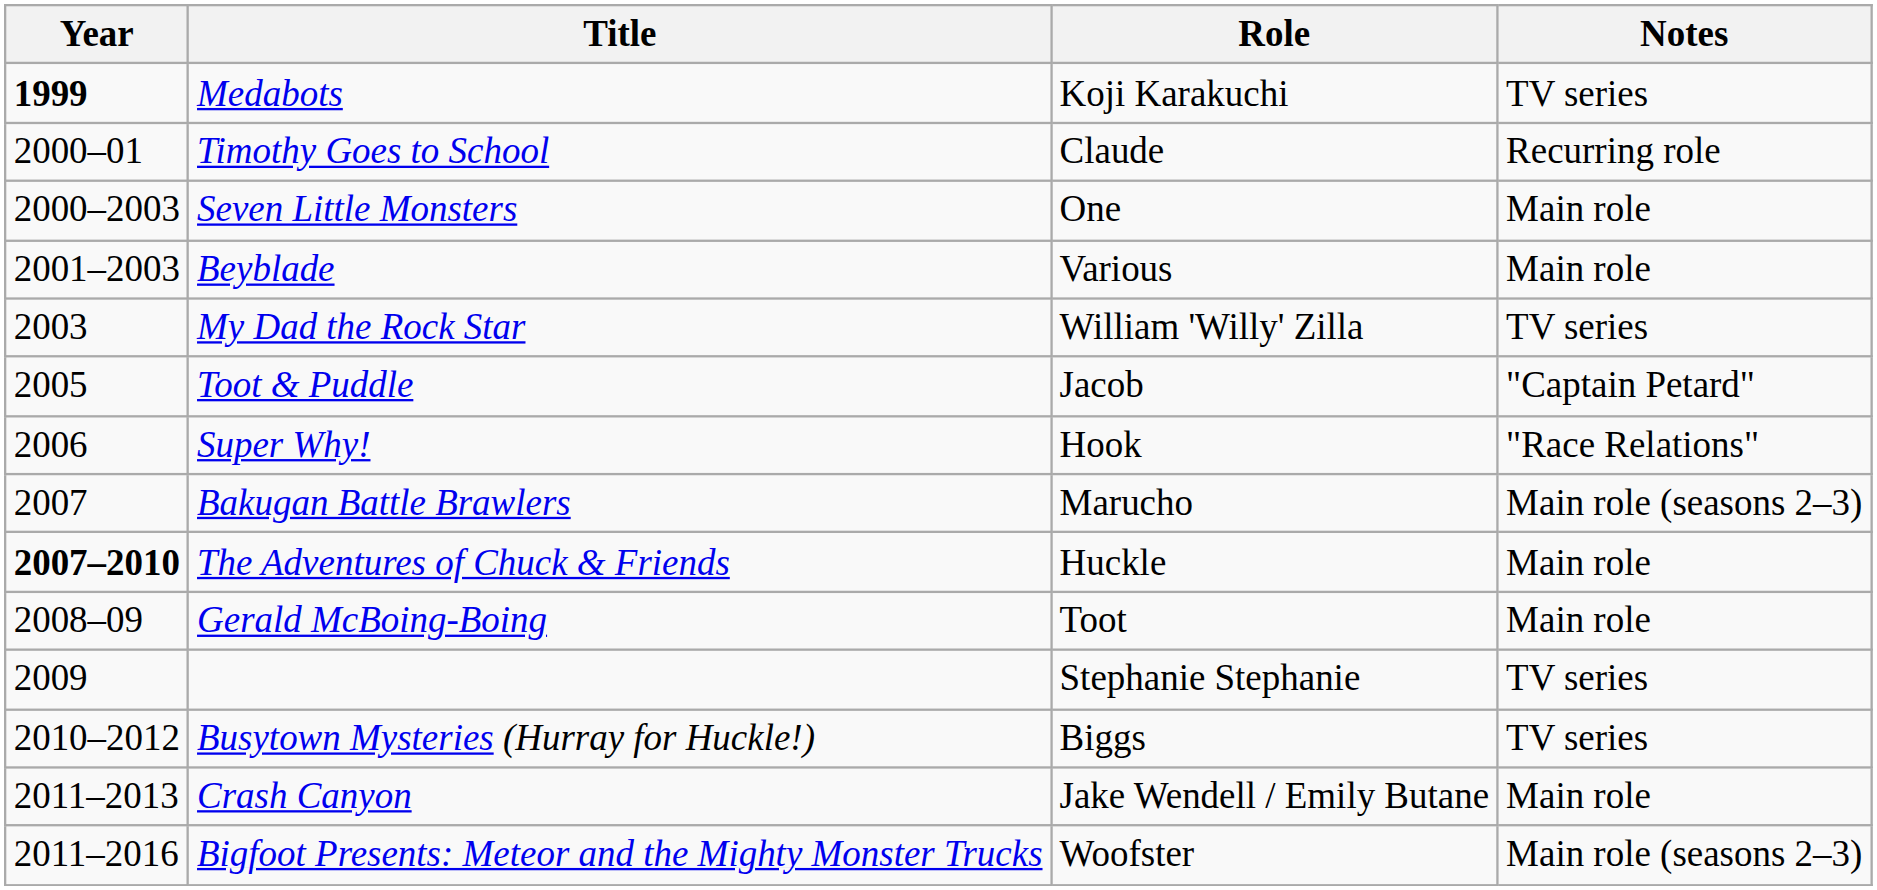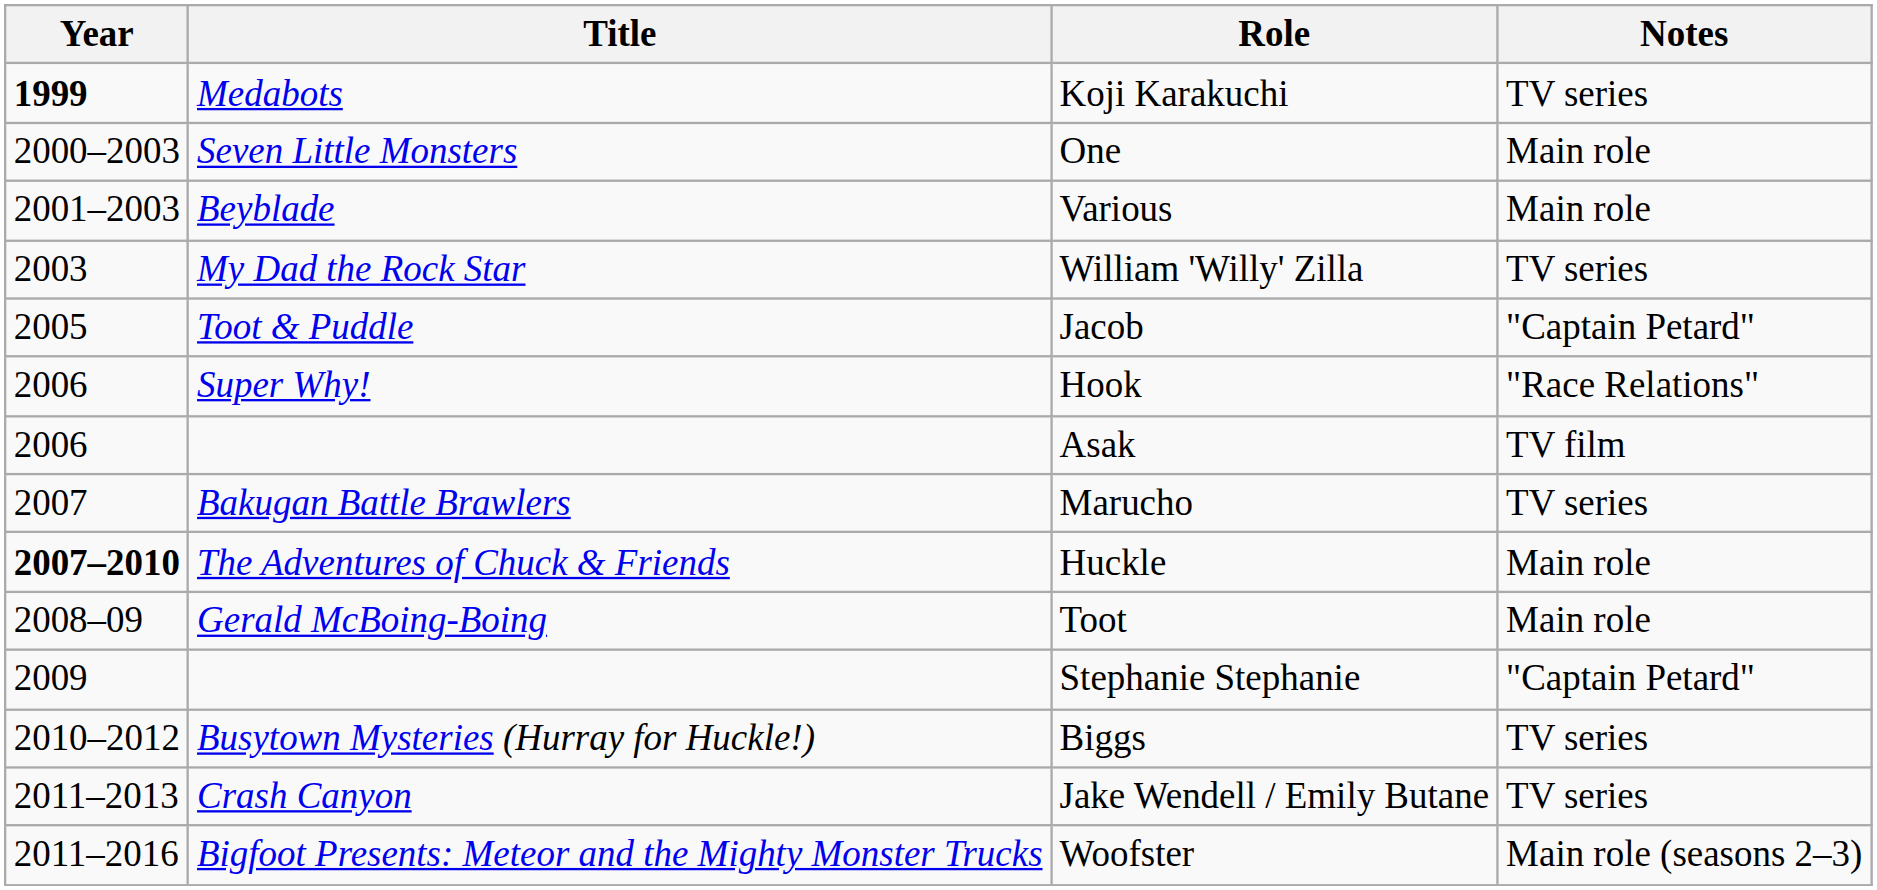- row: (1112, 151)
+ row: (1098, 444)
(1684, 502) Main role (seasons 2–3) -> (1577, 502) TV series
(1577, 678) TV series -> (1631, 678) "Captain Petard"
(1578, 795) Main role -> (1577, 795) TV series
